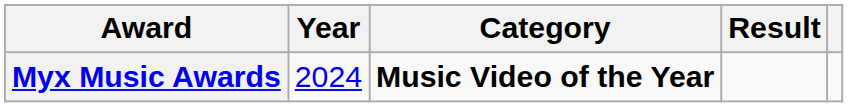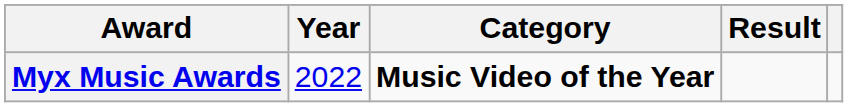(328, 76) 2024 -> (328, 76) 2022
